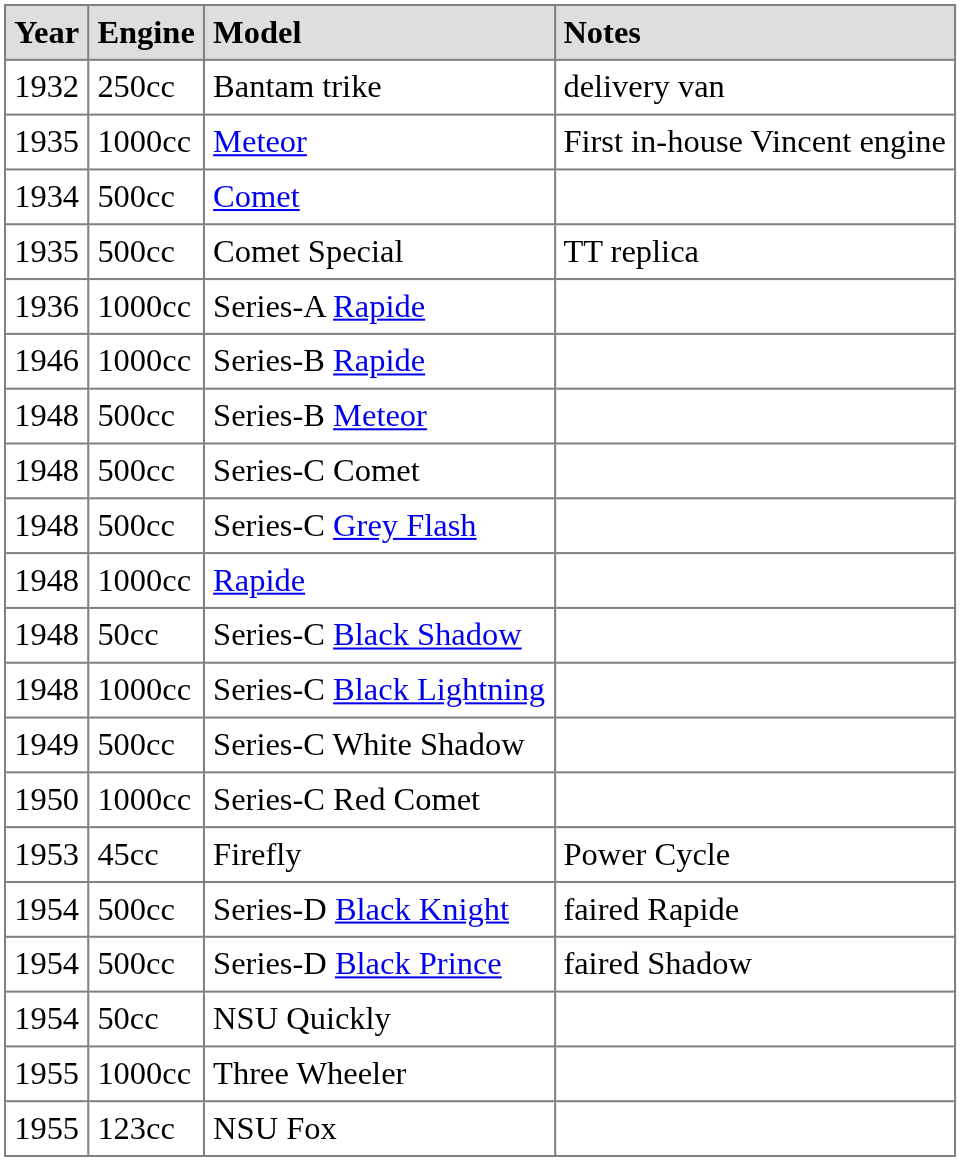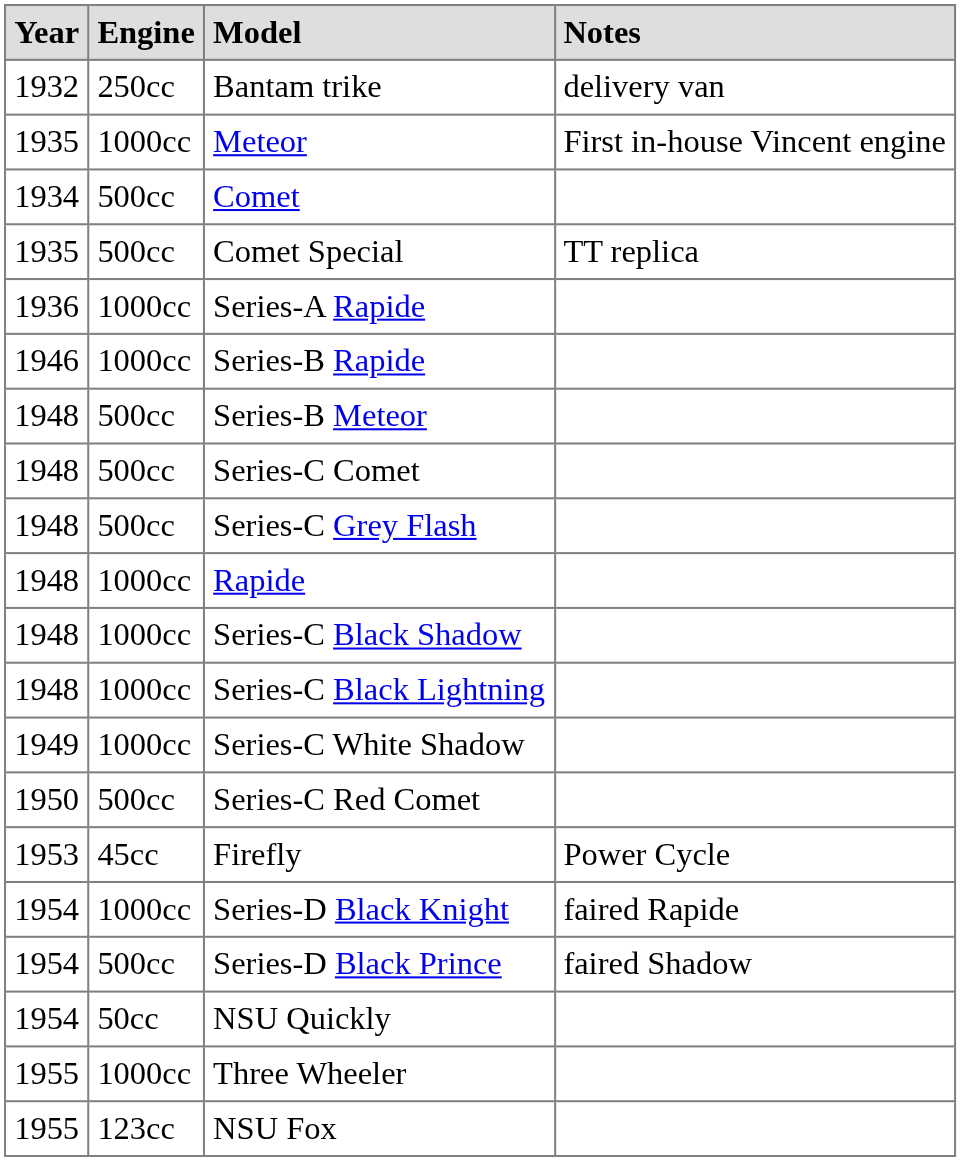(128, 634) 50cc -> (144, 634) 1000cc
(136, 744) 500cc -> (144, 744) 1000cc
(144, 799) 1000cc -> (136, 799) 500cc
(136, 908) 500cc -> (144, 908) 1000cc
